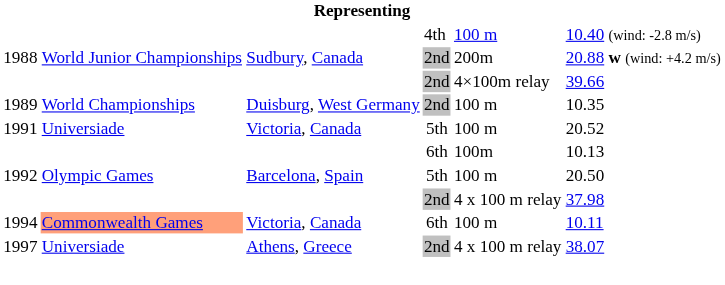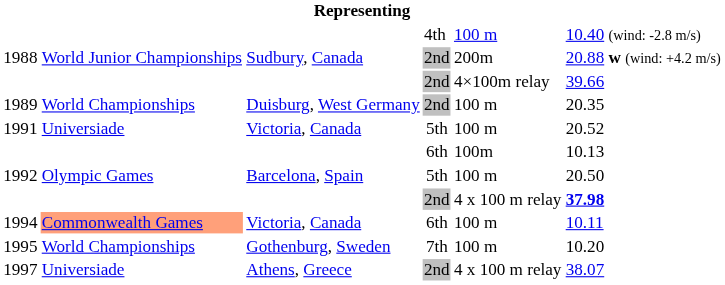(585, 104) 10.35 -> (585, 104) 20.35
(585, 199) normal -> (585, 199) bold
+ row: (20, 246)
